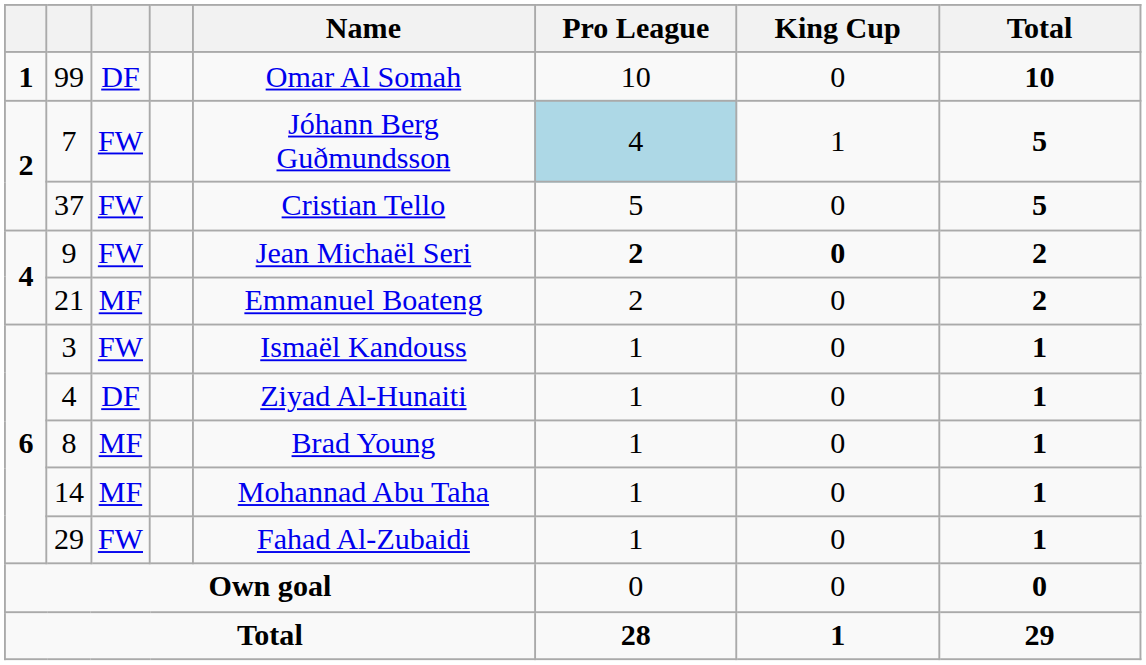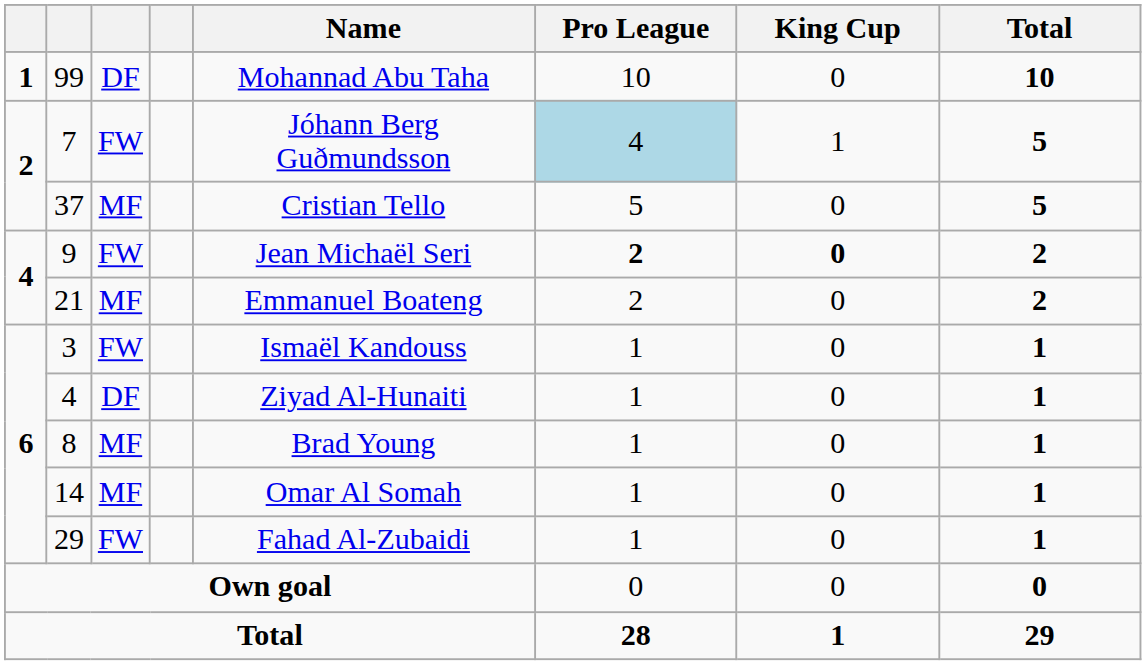(363, 76) Omar Al Somah -> (363, 76) Mohannad Abu Taha
(120, 205) FW -> (120, 205) MF
(363, 491) Mohannad Abu Taha -> (363, 491) Omar Al Somah
